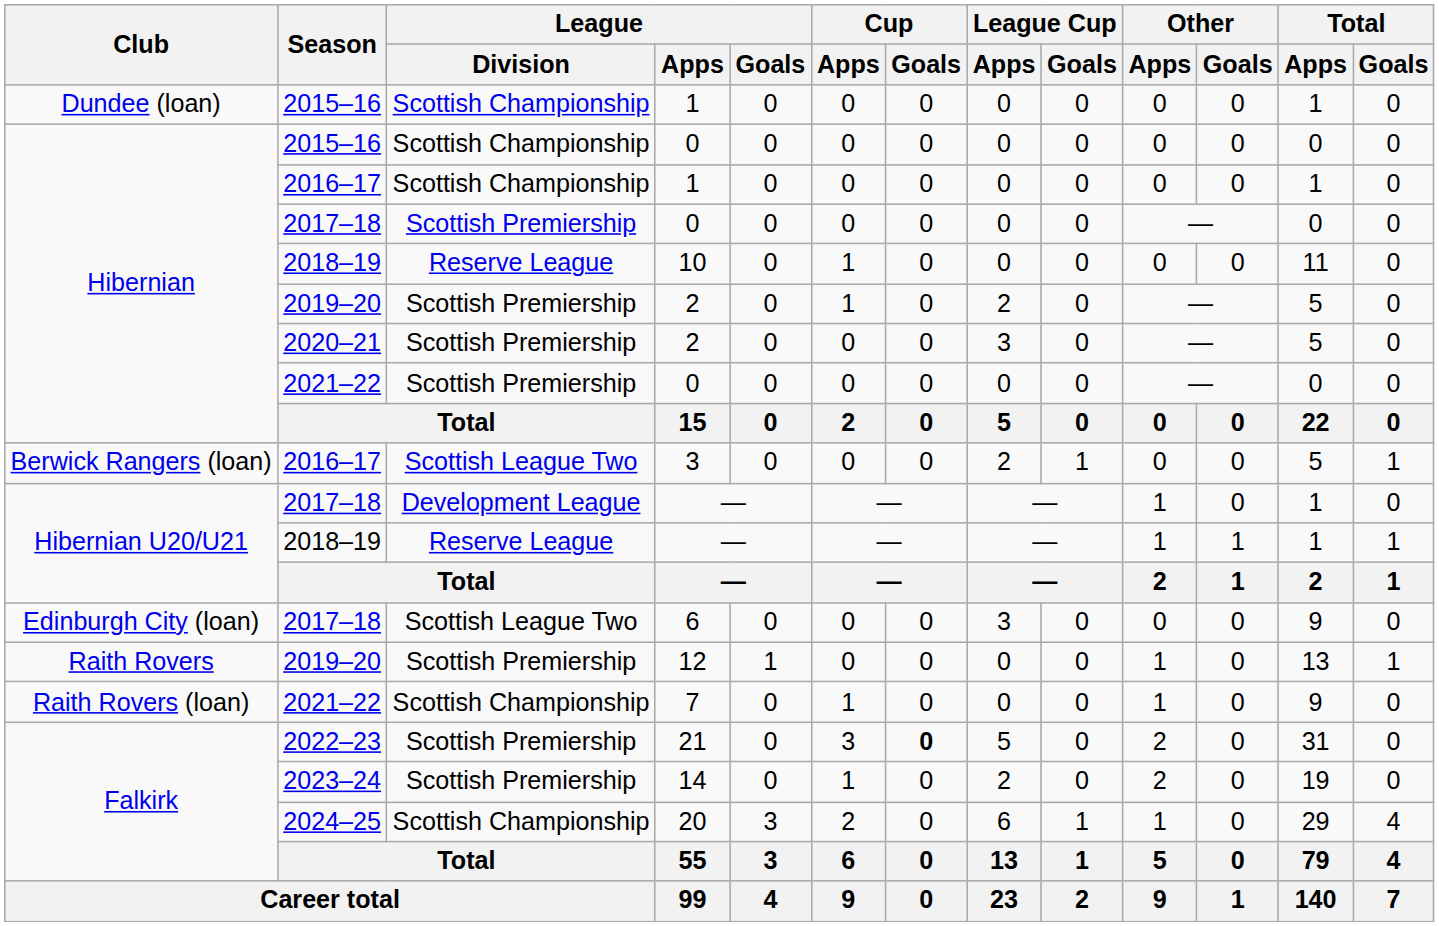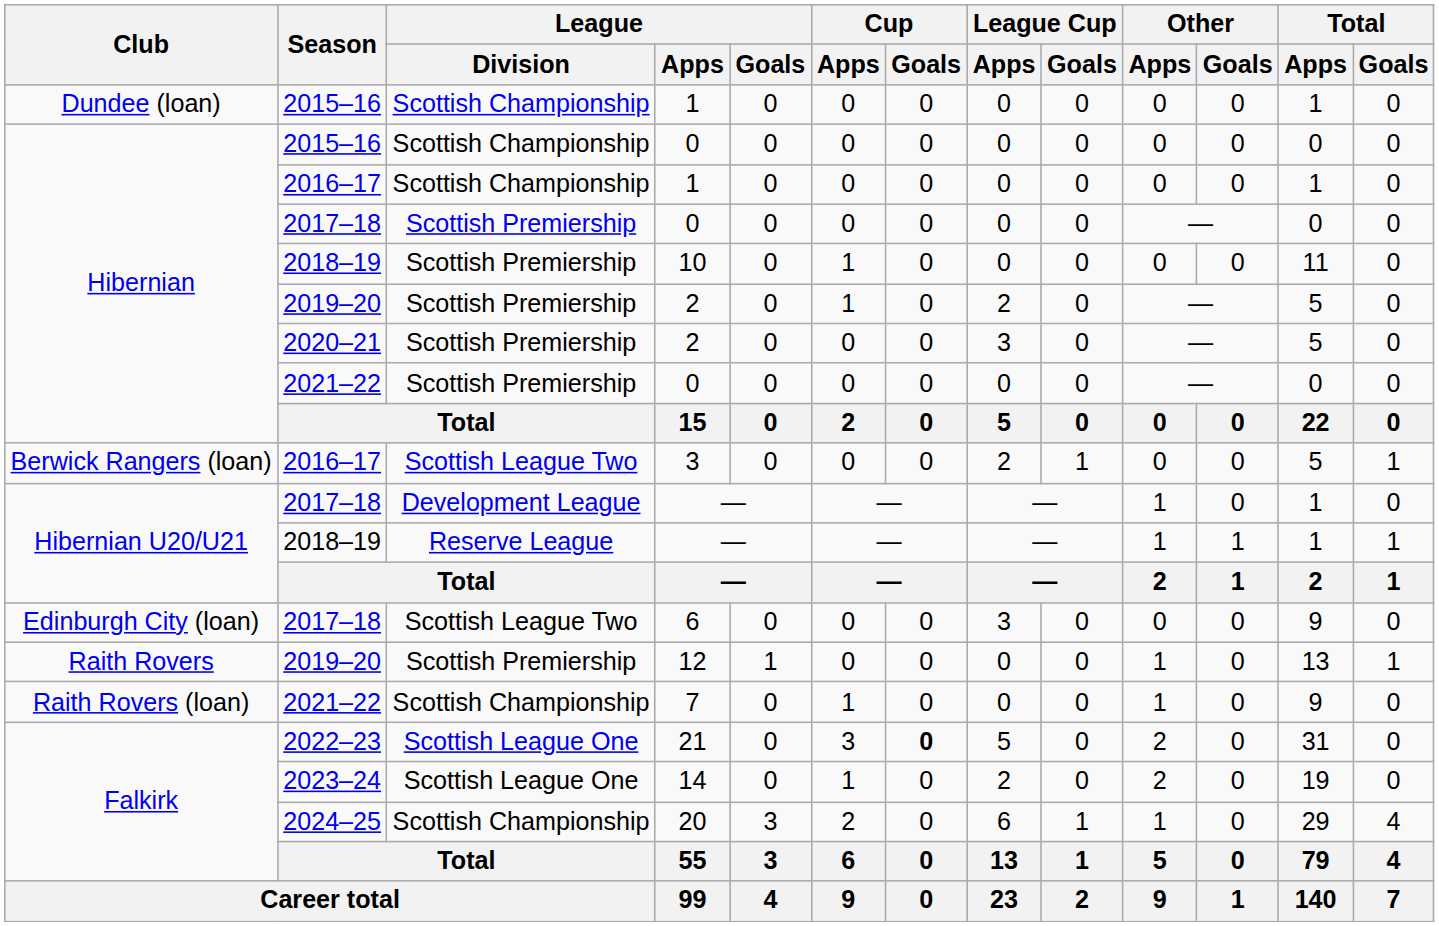(521, 263) Reserve League -> (521, 263) Scottish Premiership
(521, 741) Scottish Premiership -> (521, 741) Scottish League One
(521, 781) Scottish Premiership -> (521, 781) Scottish League One
